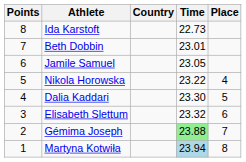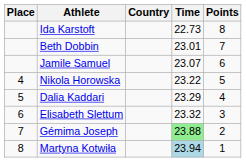columns swapped: (225, 13) <-> (23, 13)
(192, 64) 23.05 -> (188, 64) 23.07
(192, 98) 23.30 -> (188, 98) 23.29
